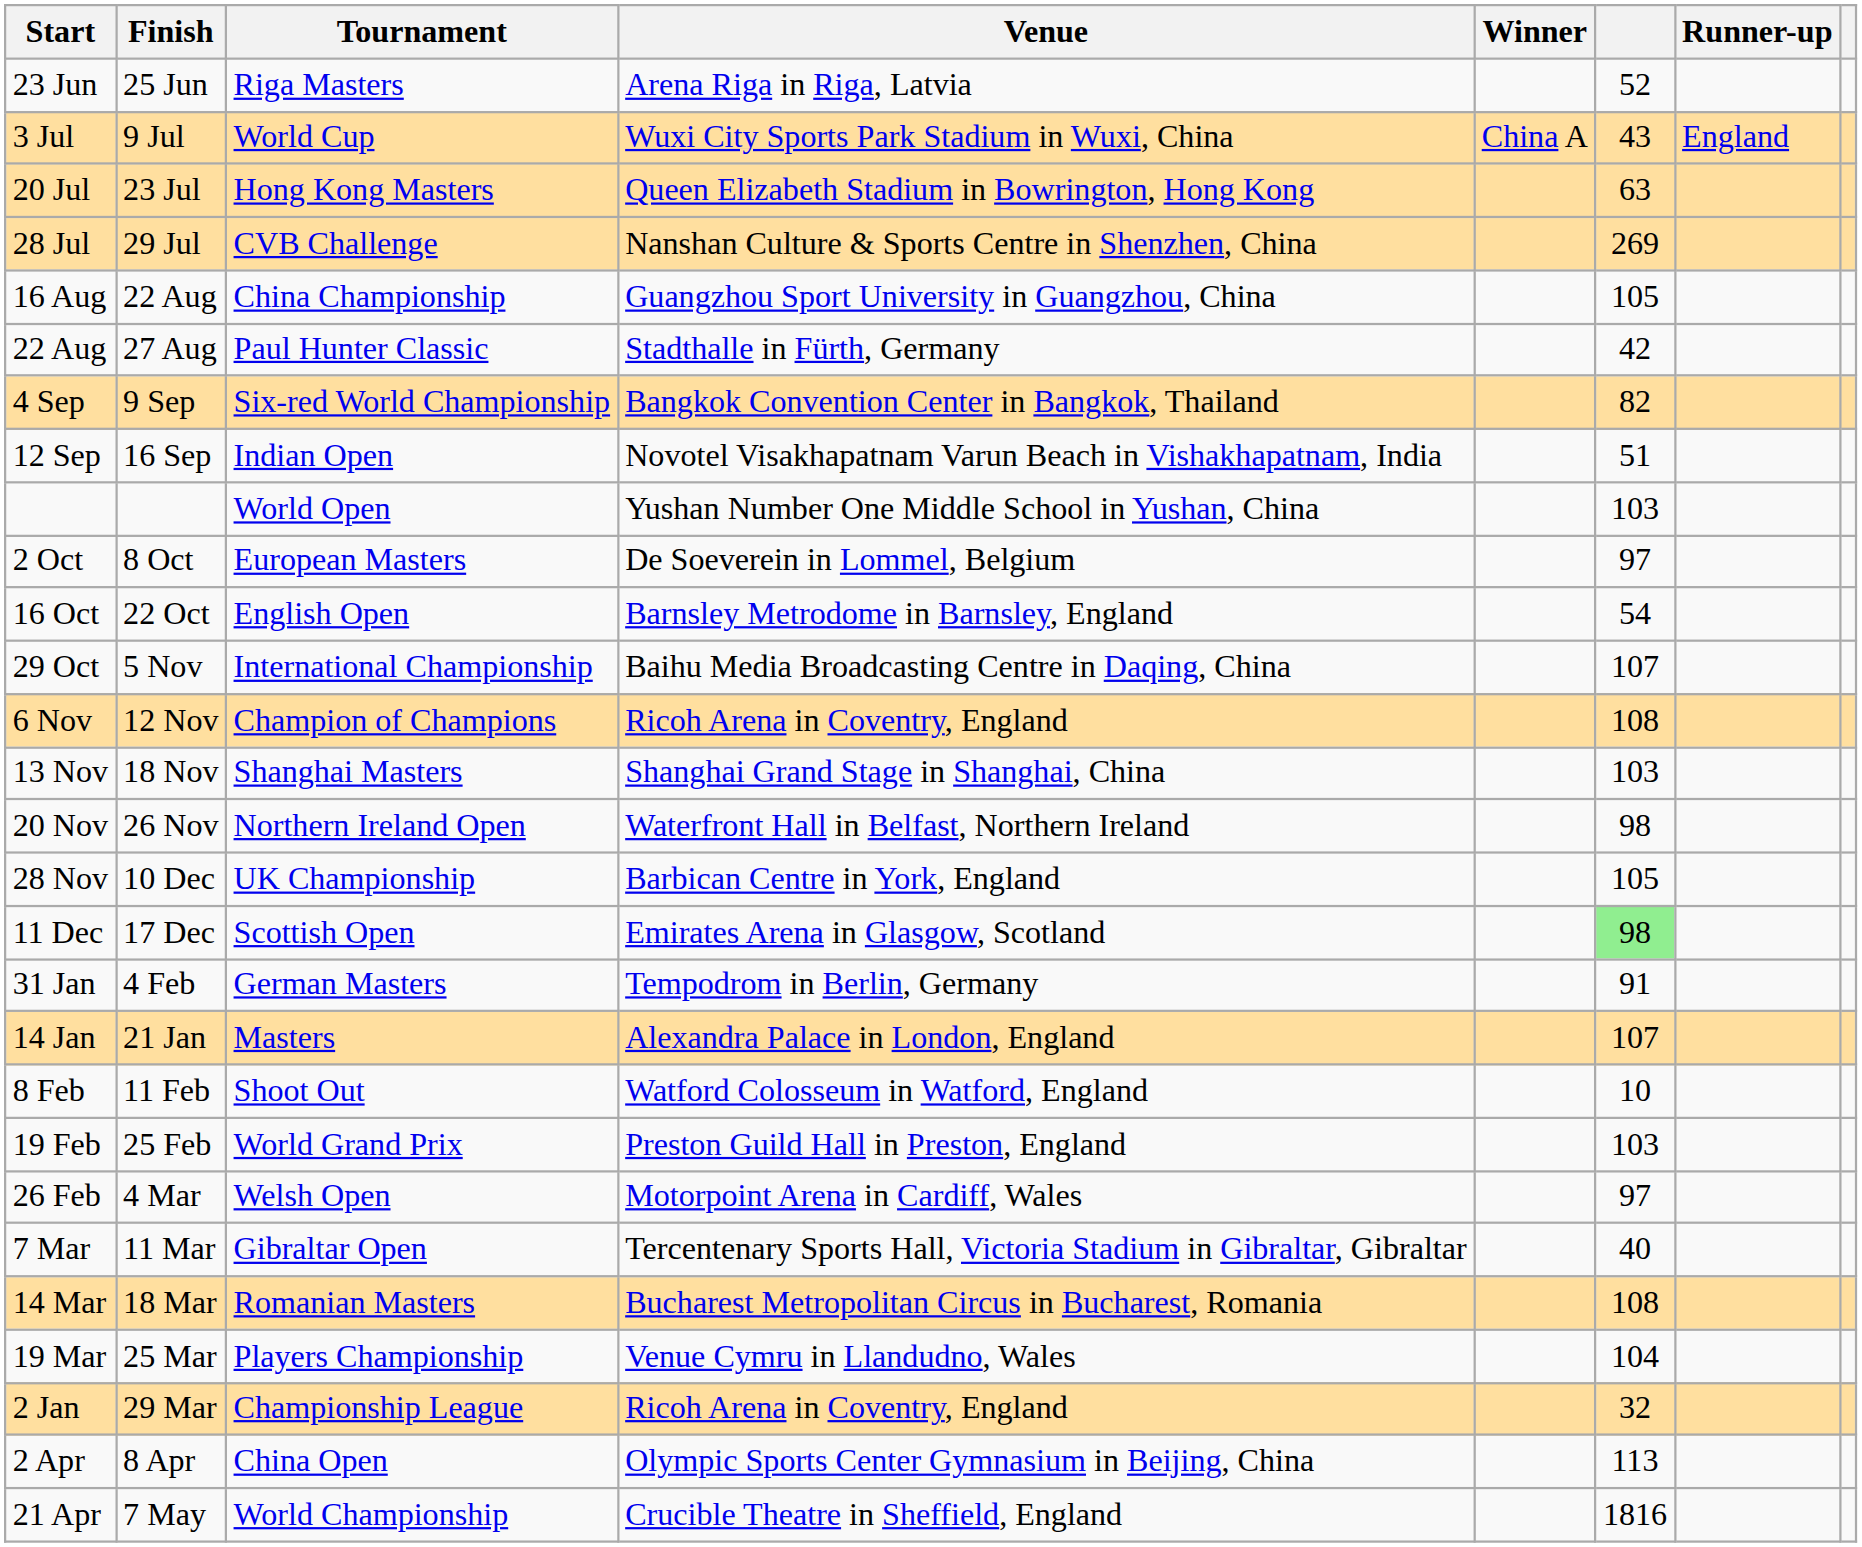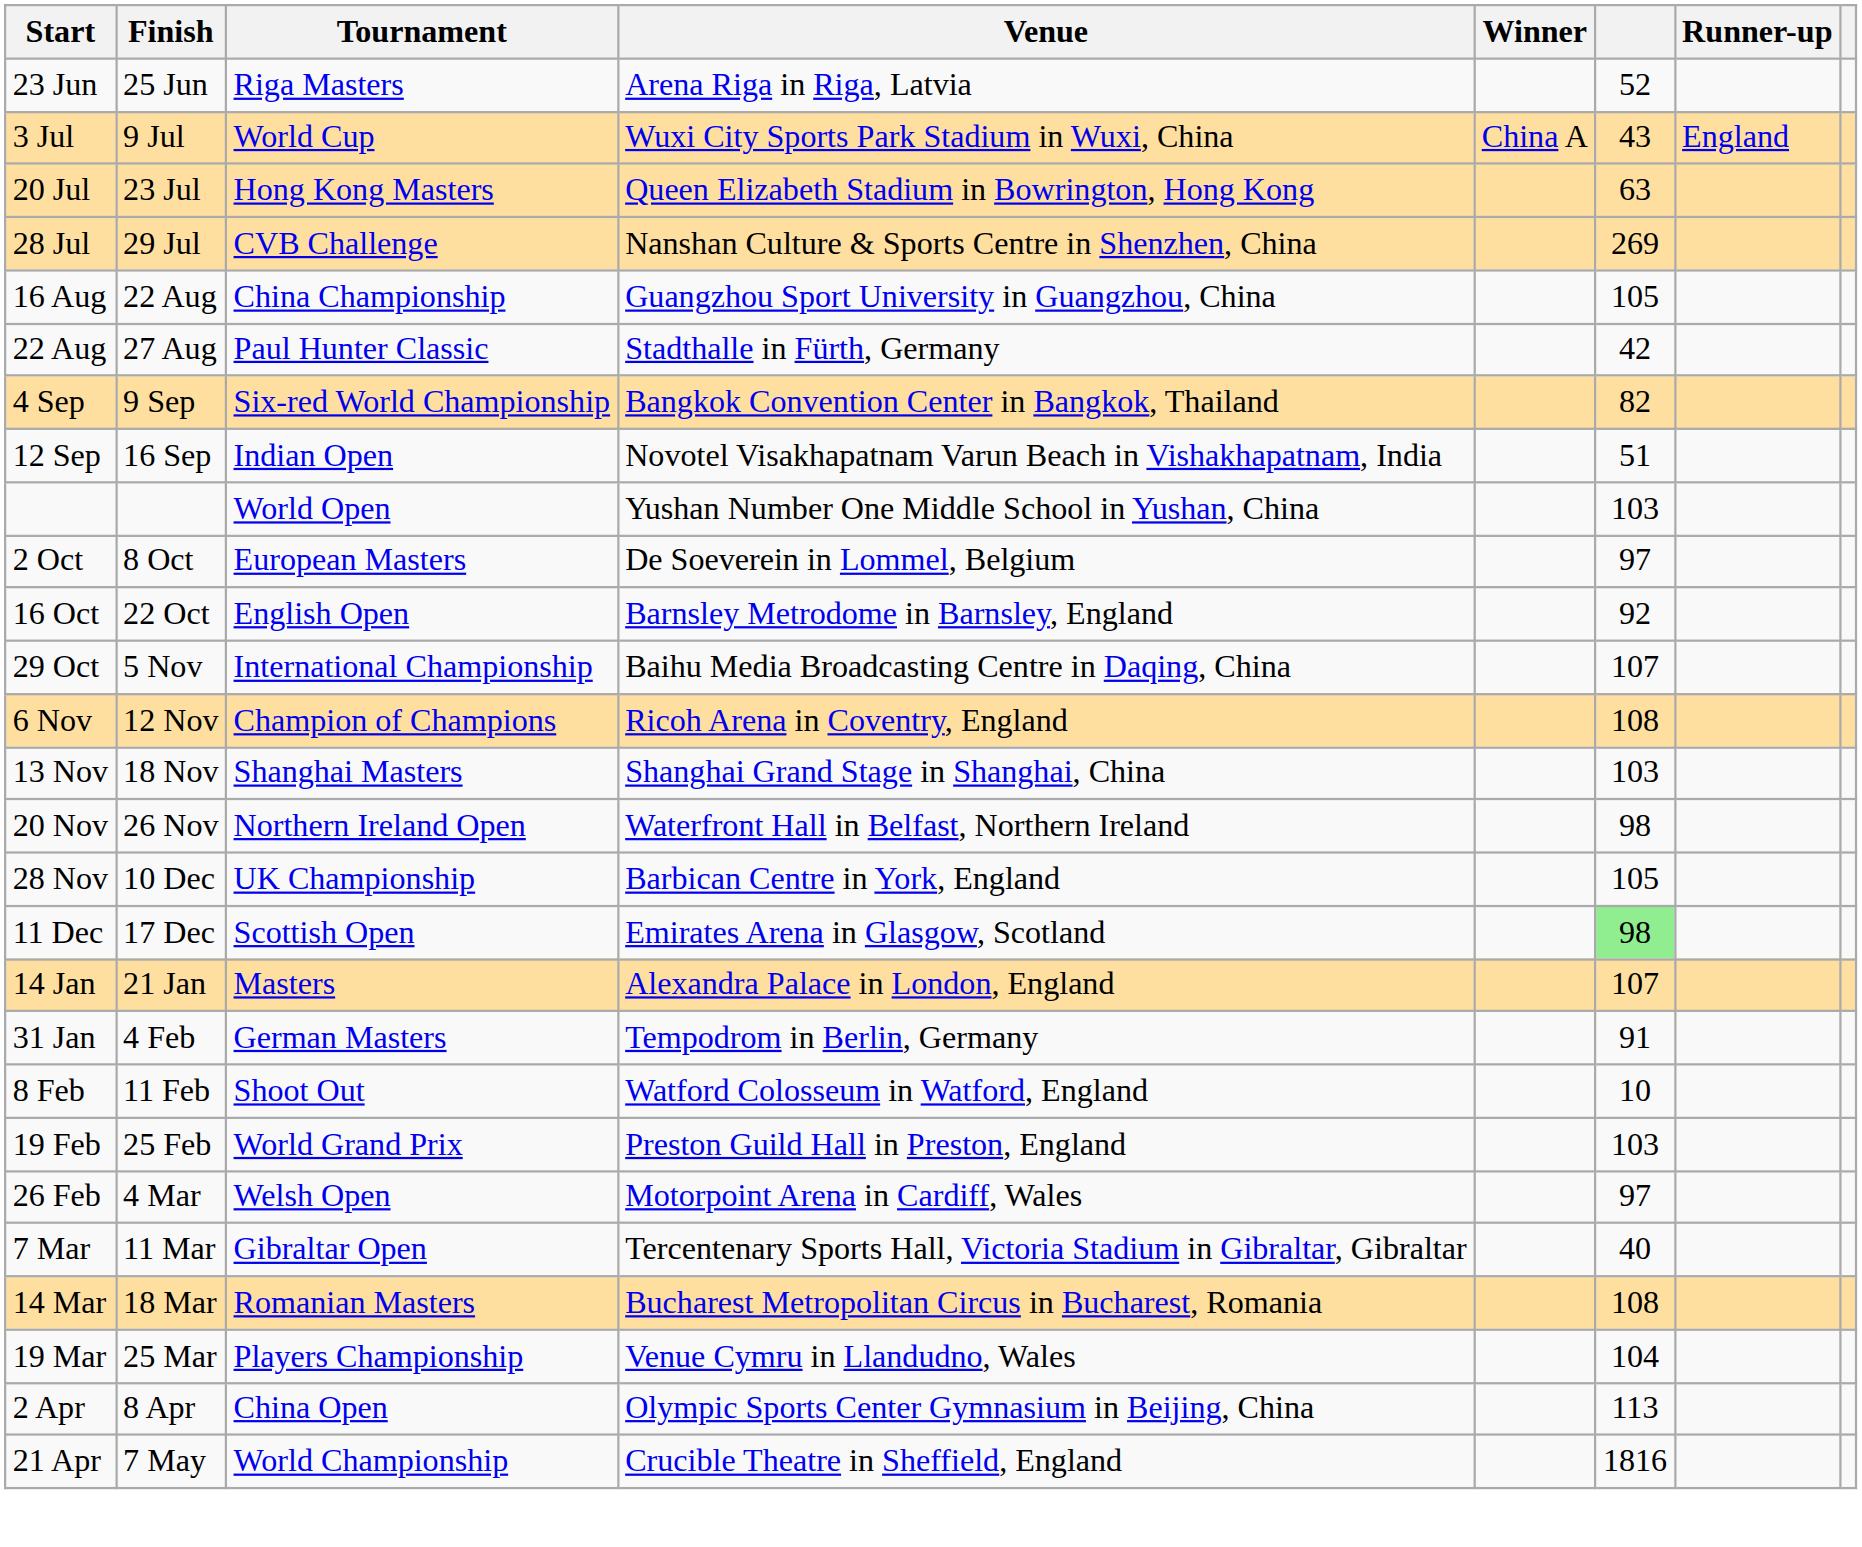(1635, 613) 54 -> (1635, 613) 92
rows swapped: (54, 1037) <-> (54, 984)
- row: (46, 1408)
